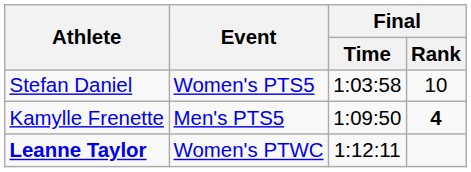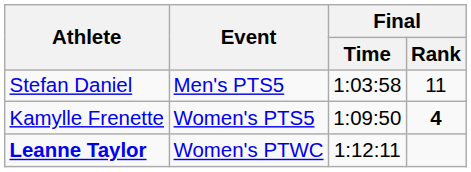(244, 86) Women's PTS5 -> (229, 86) Men's PTS5
(436, 86) 10 -> (436, 86) 11
(229, 118) Men's PTS5 -> (244, 118) Women's PTS5
